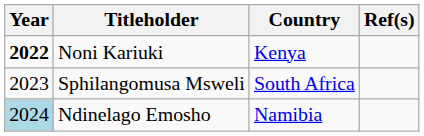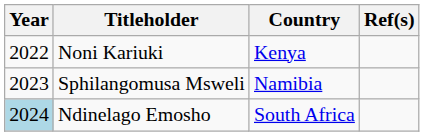(29, 51) bold -> (29, 51) normal
(304, 83) South Africa -> (288, 83) Namibia
(288, 114) Namibia -> (304, 114) South Africa
